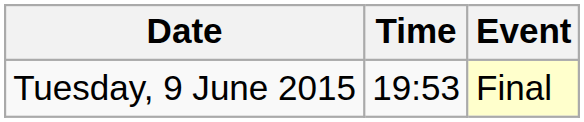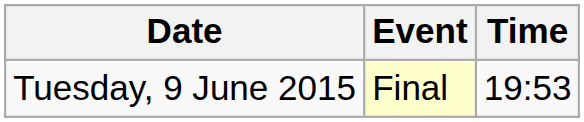columns swapped: (416, 32) <-> (524, 32)
